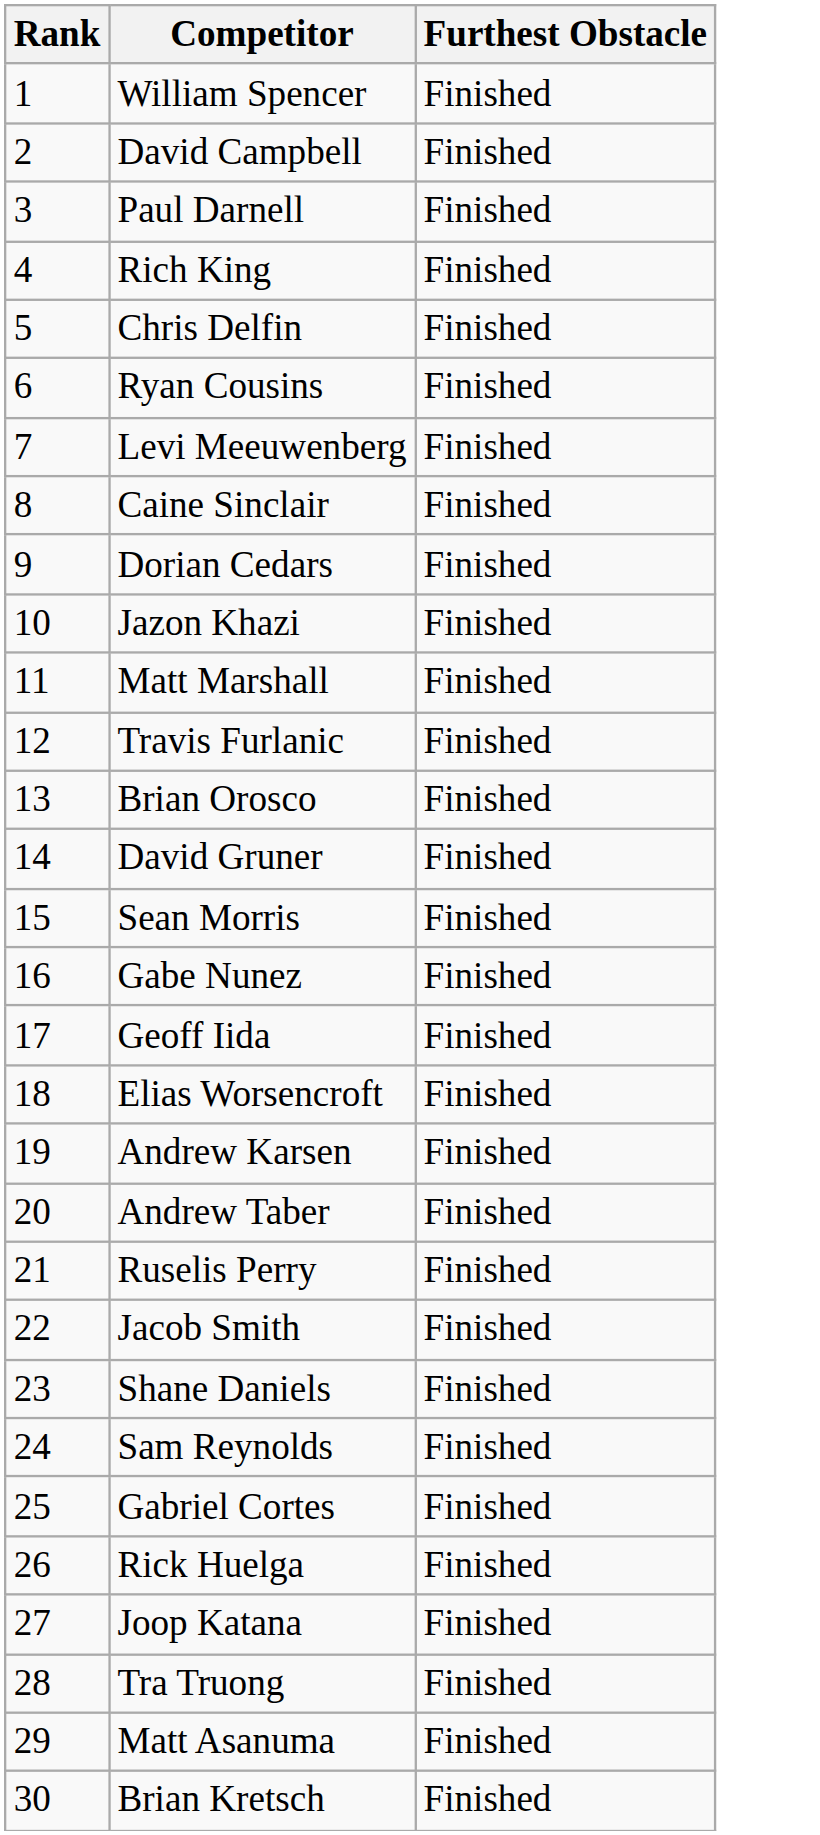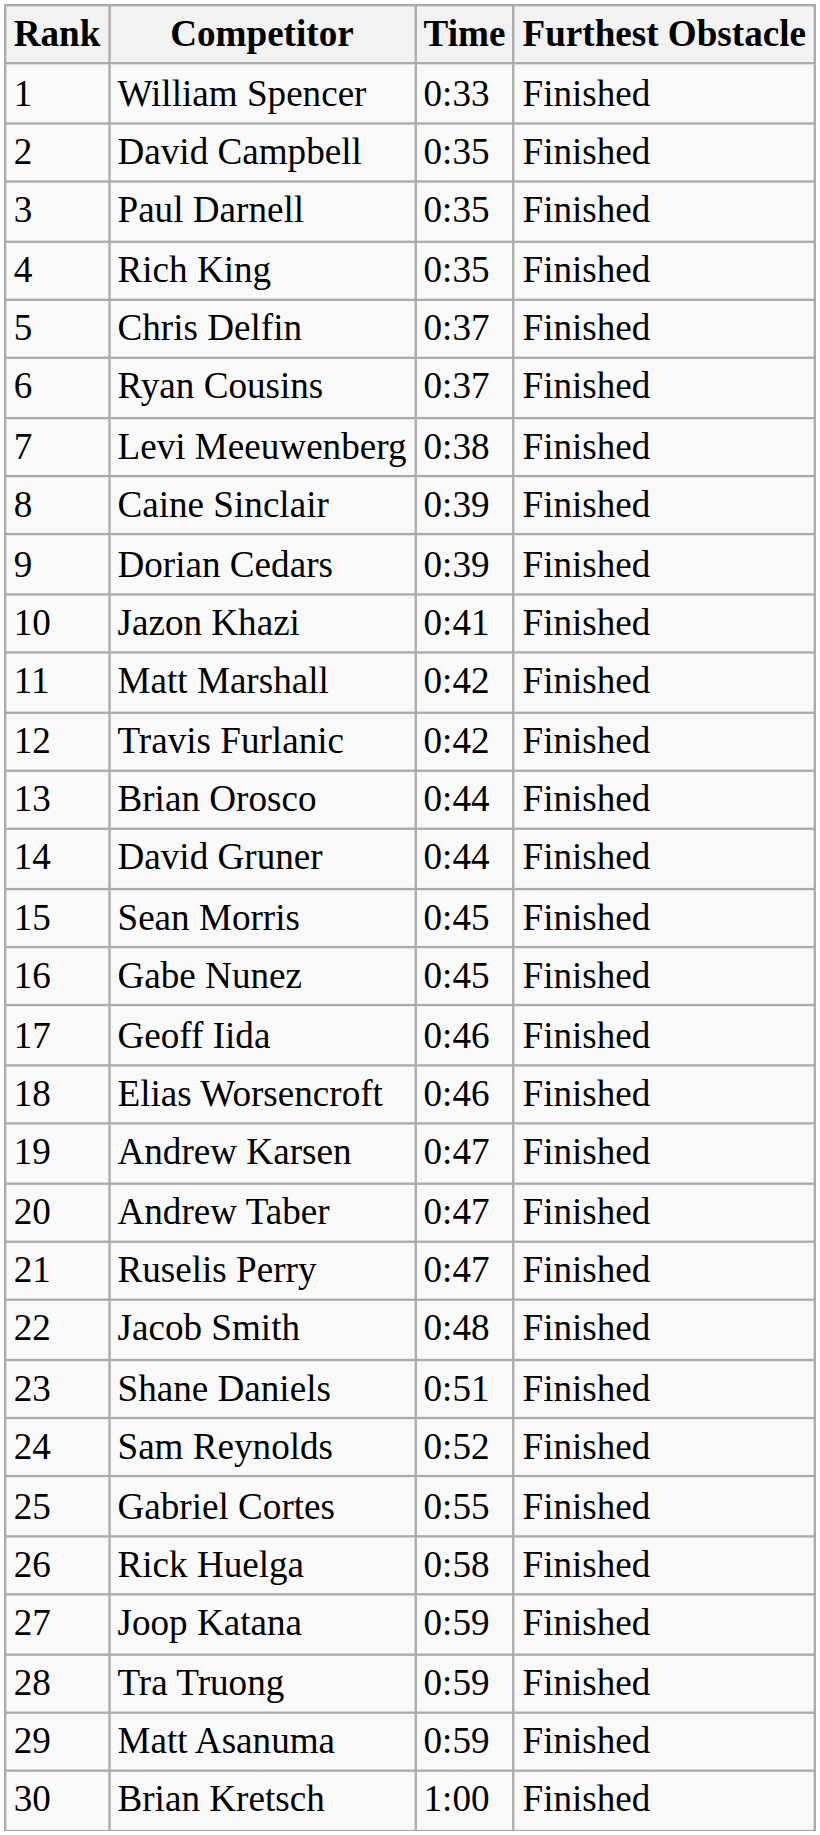+ column: (464, 33)
